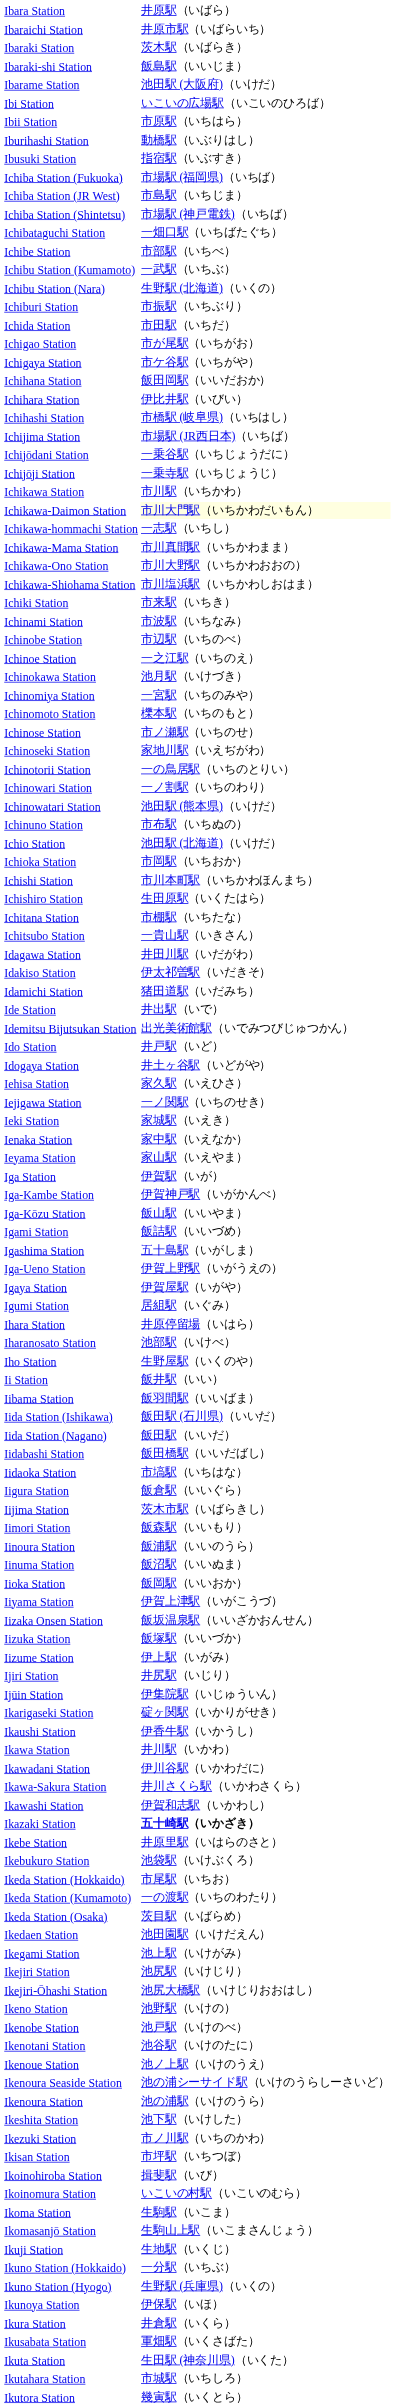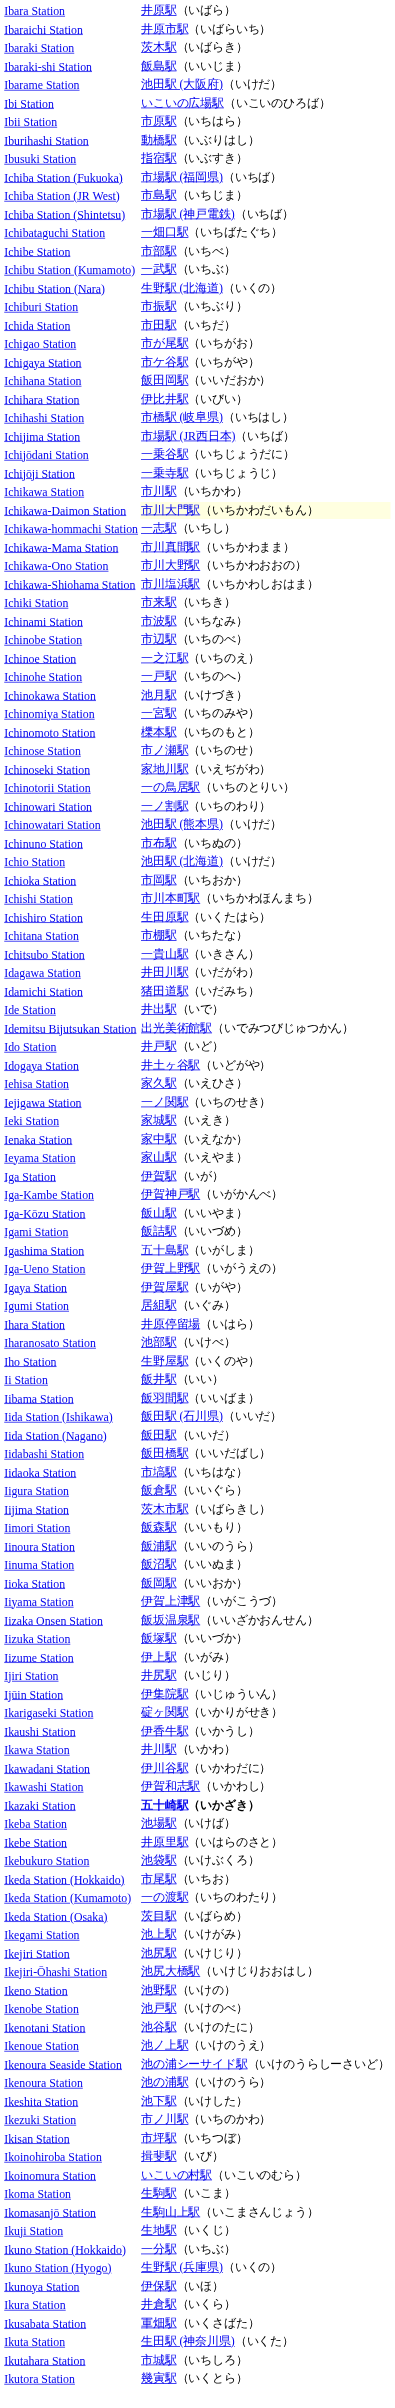+ row: (43, 677)
- row: (40, 973)
- row: (55, 1787)
+ row: (36, 1824)
- row: (41, 1935)
